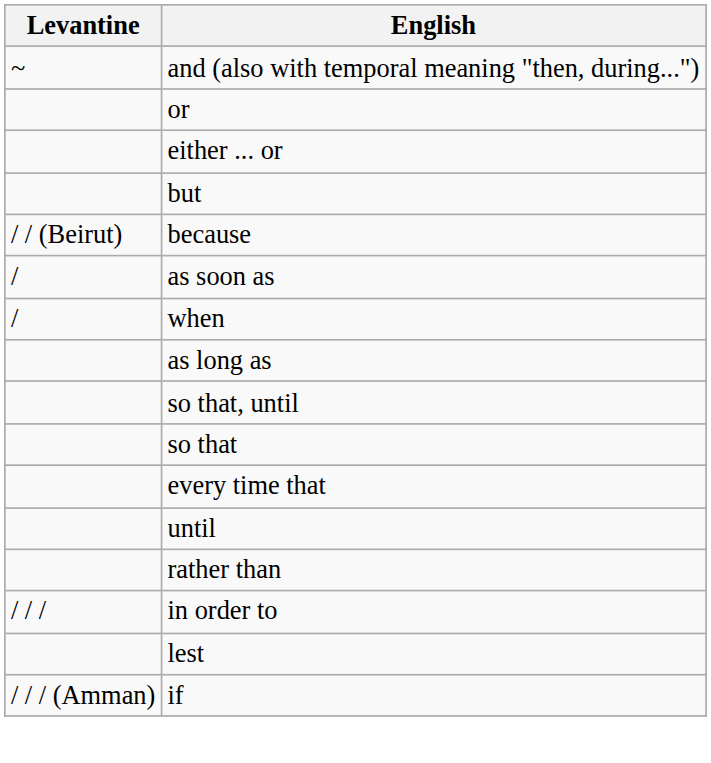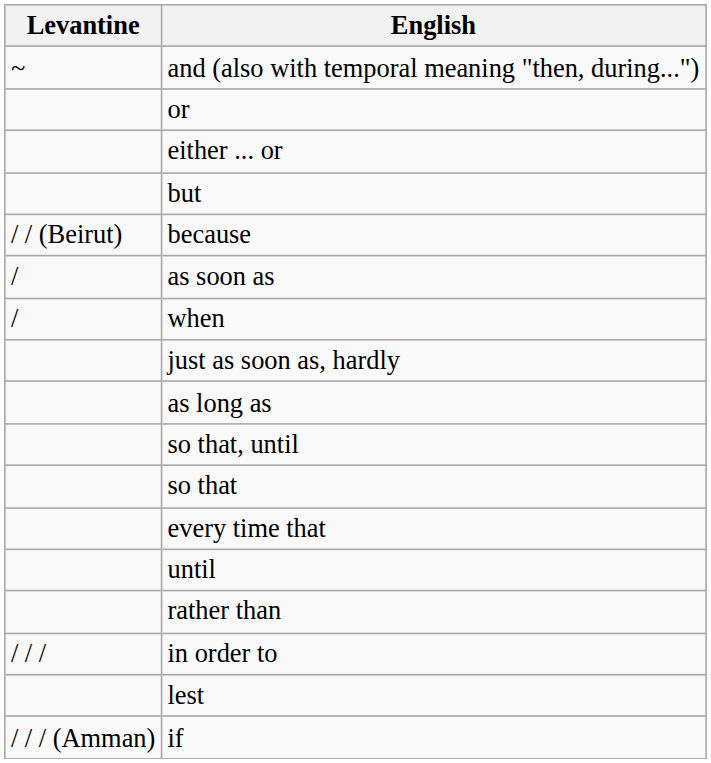+ row: (284, 360)
